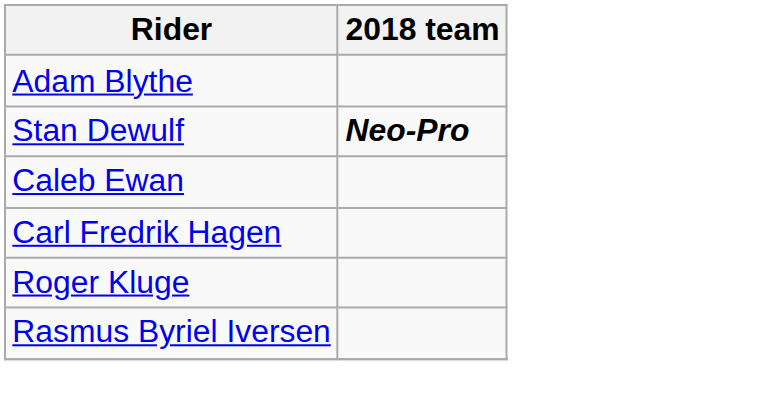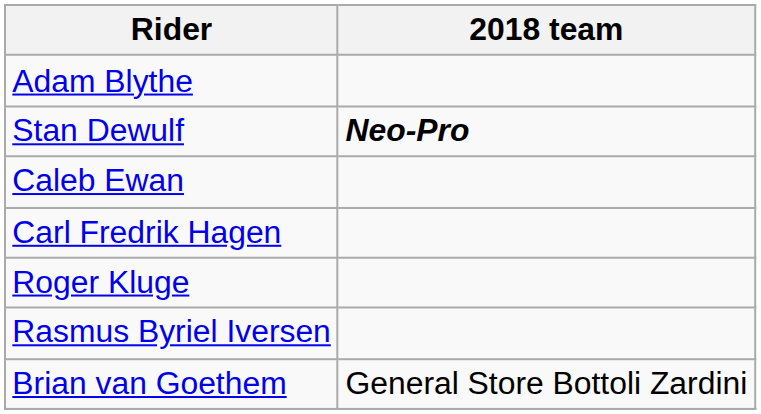+ row: (150, 383)
